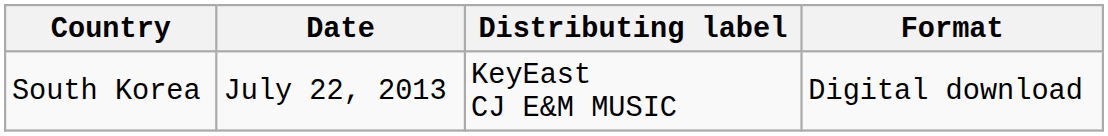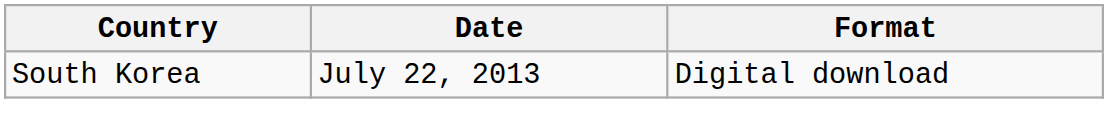- column: (633, 28)
